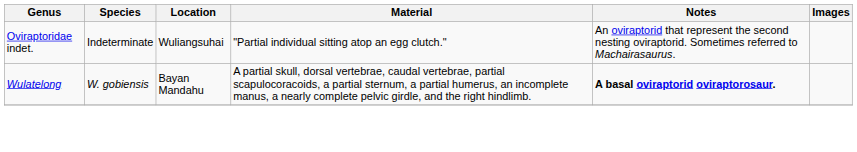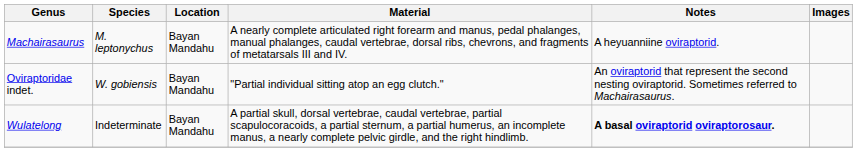+ row: (46, 42)
(120, 42) Indeterminate -> (126, 84) W. gobiensis
(191, 42) Wuliangsuhai -> (191, 84) Bayan Mandahu
(118, 84) W. gobiensis -> (128, 126) Indeterminate
